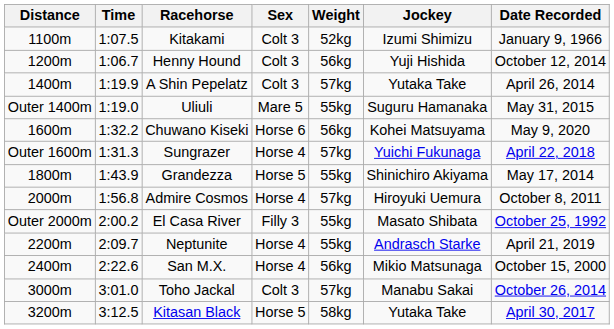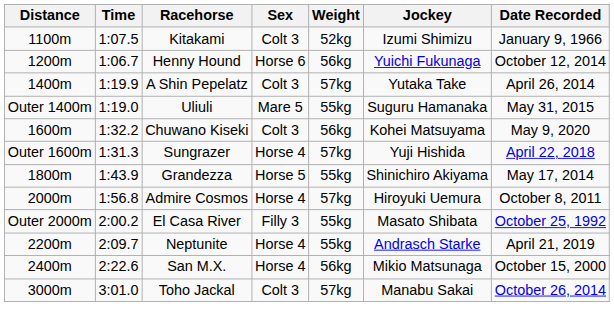(280, 61) Colt 3 -> (280, 61) Horse 6
(427, 61) Yuji Hishida -> (427, 61) Yuichi Fukunaga
(280, 130) Horse 6 -> (280, 130) Colt 3
(427, 152) Yuichi Fukunaga -> (427, 152) Yuji Hishida
- row: (197, 312)
